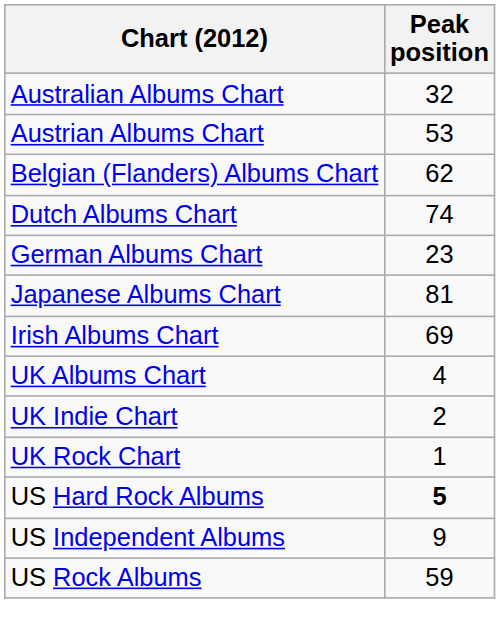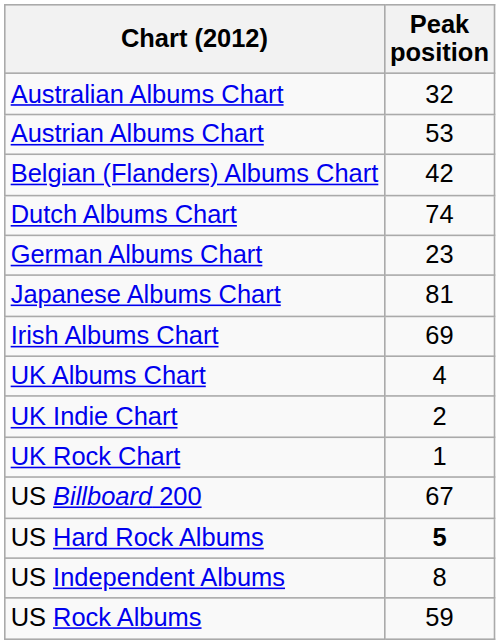(439, 174) 62 -> (439, 174) 42
+ row: (106, 497)
(439, 537) 9 -> (439, 577) 8
